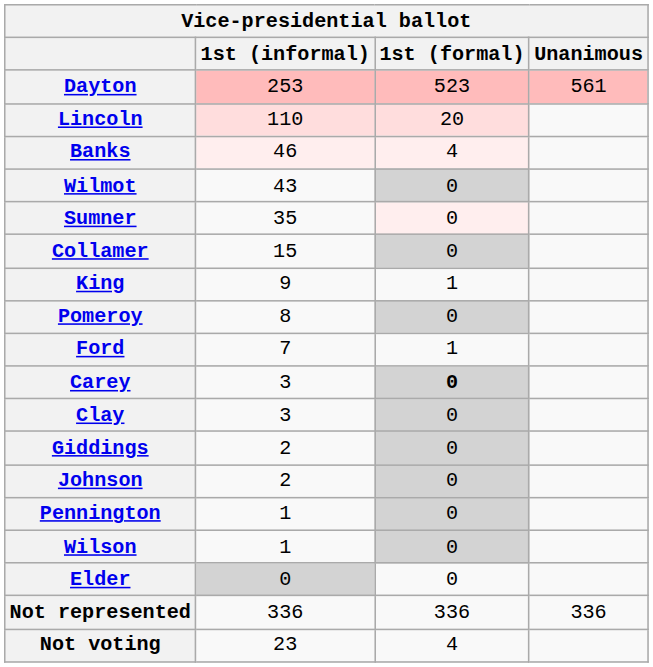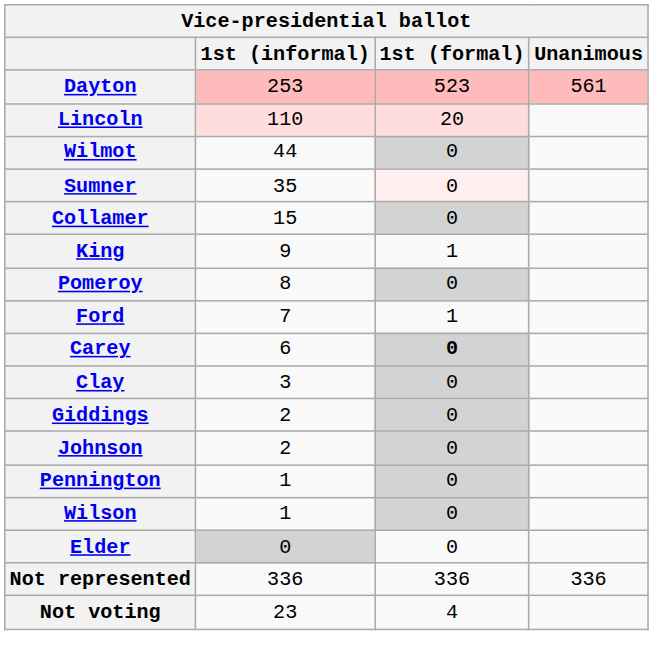- row: (100, 153)
(285, 185) 43 -> (285, 153) 44
(285, 382) 3 -> (285, 350) 6
